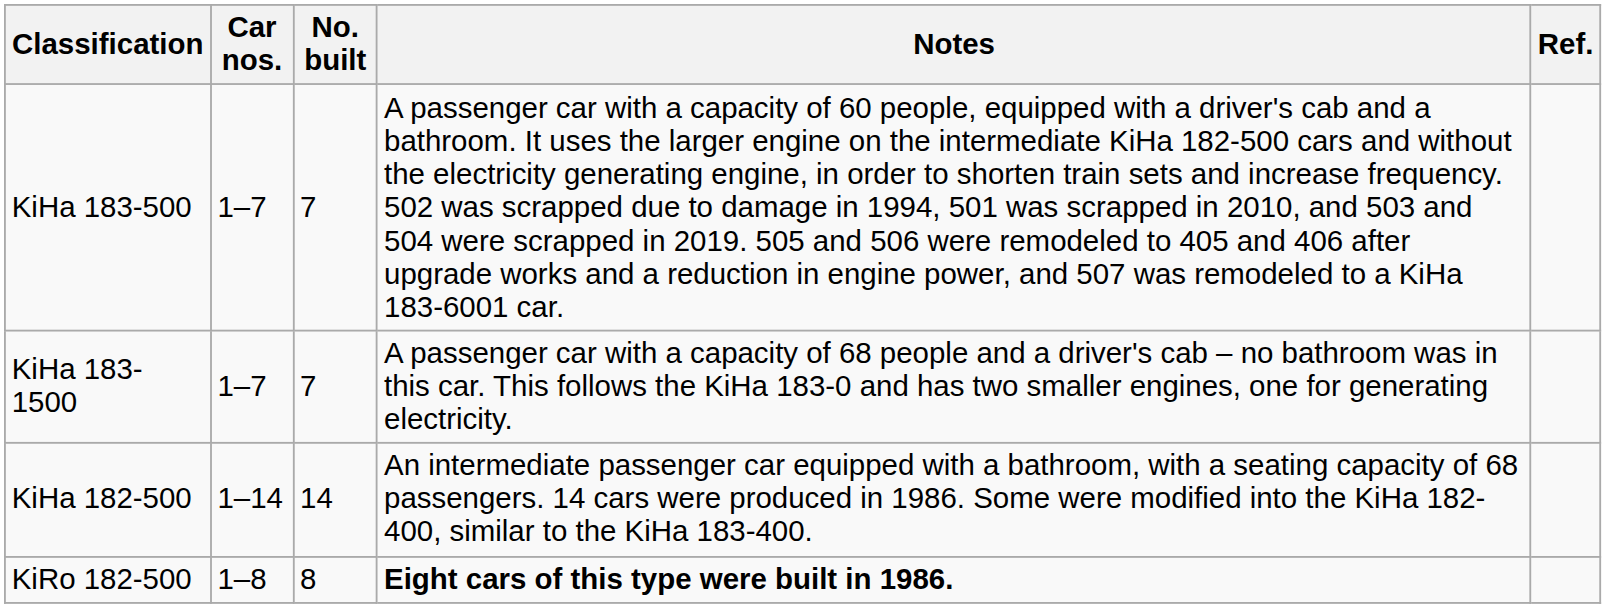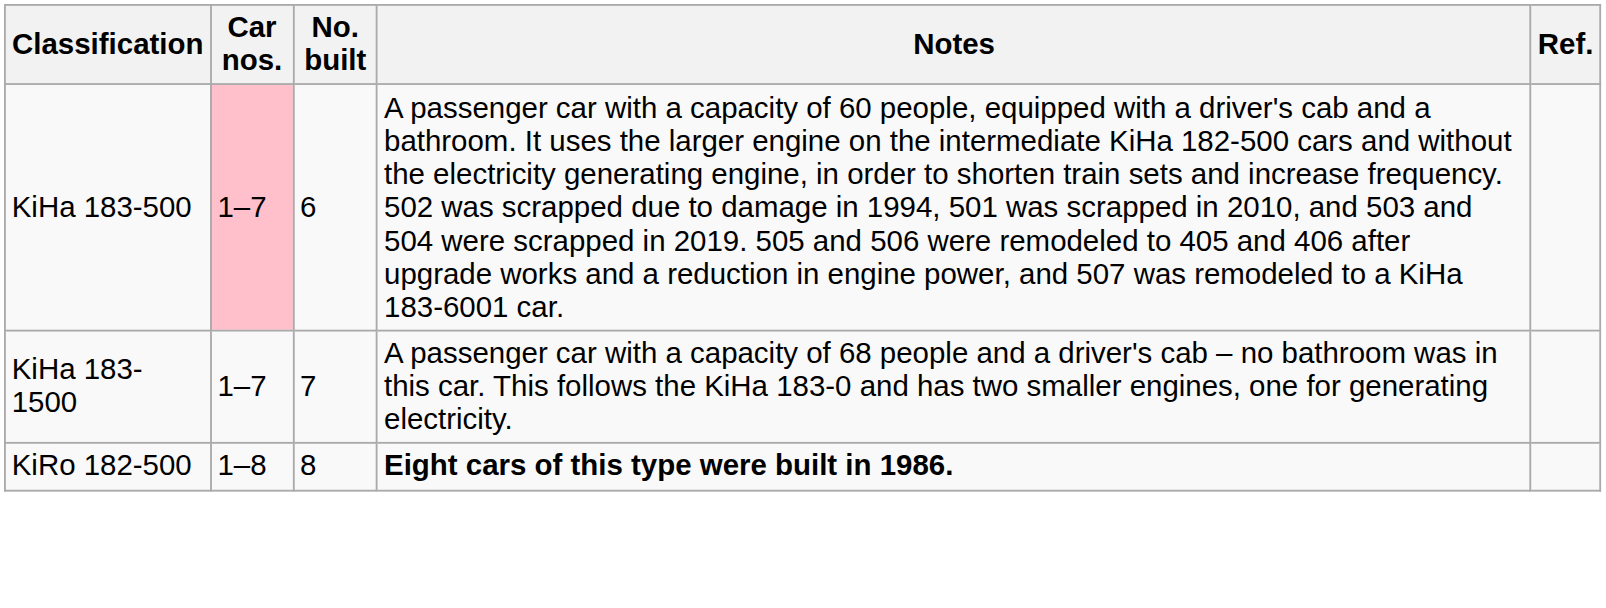(242, 207) no background -> (242, 207) pink background
(308, 207) 7 -> (308, 207) 6
- row: (102, 499)
